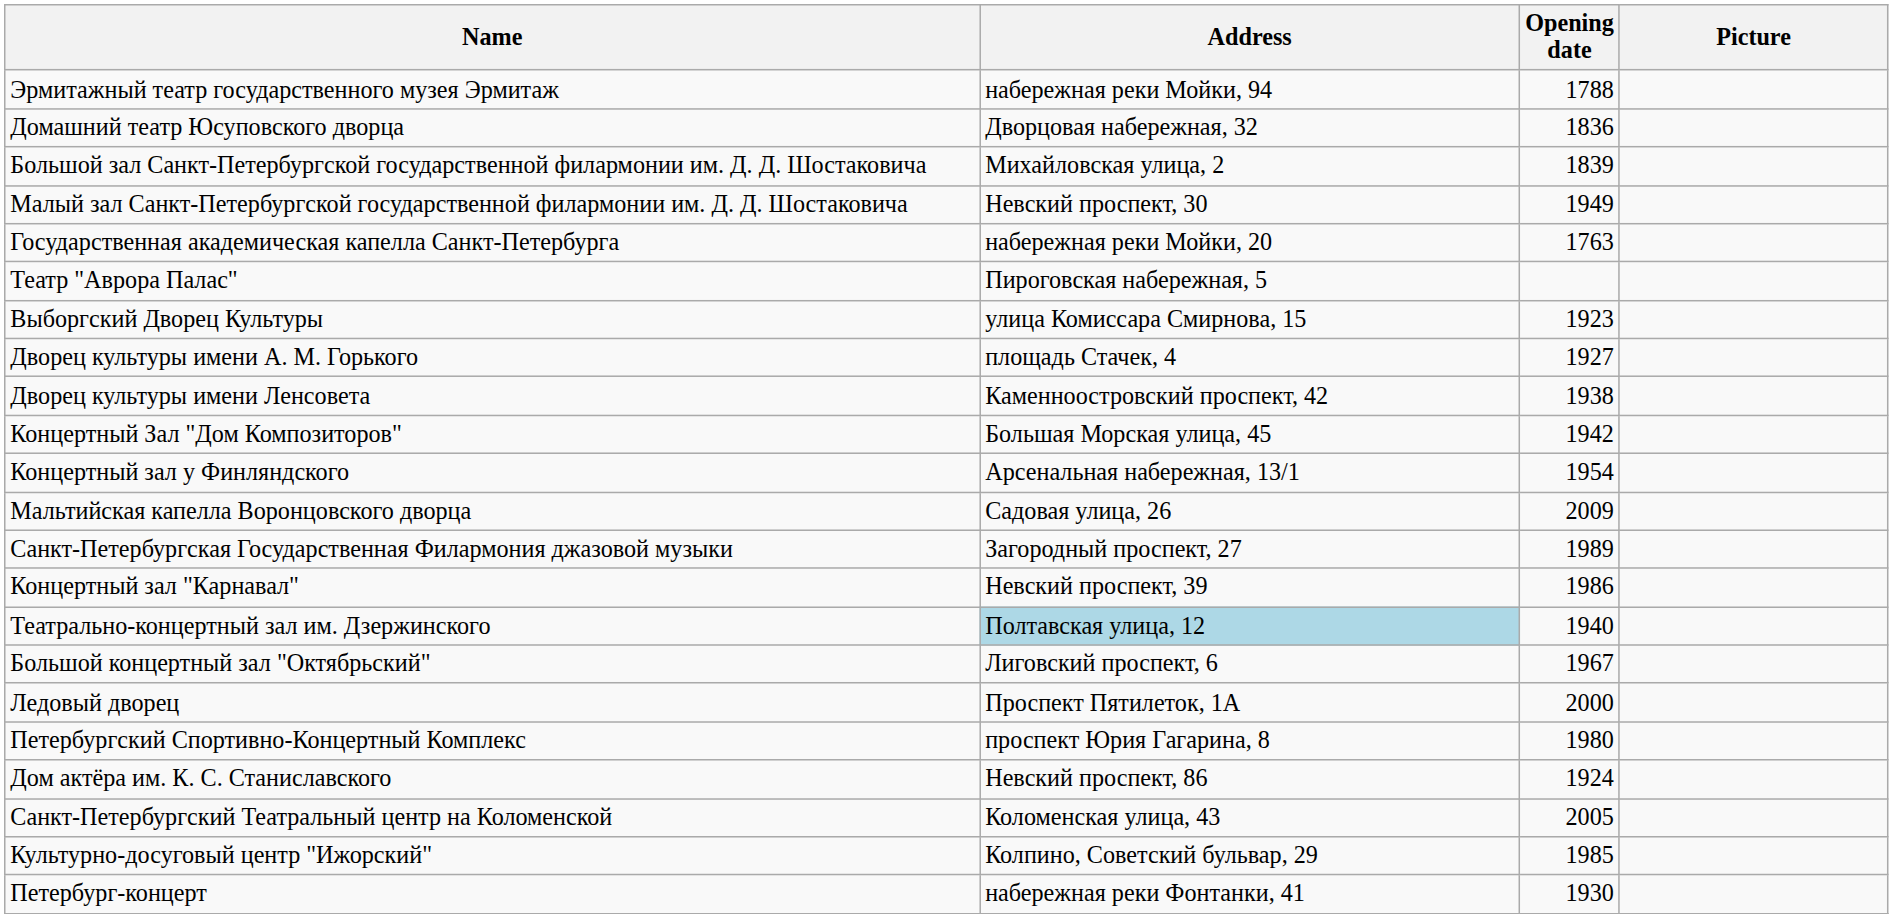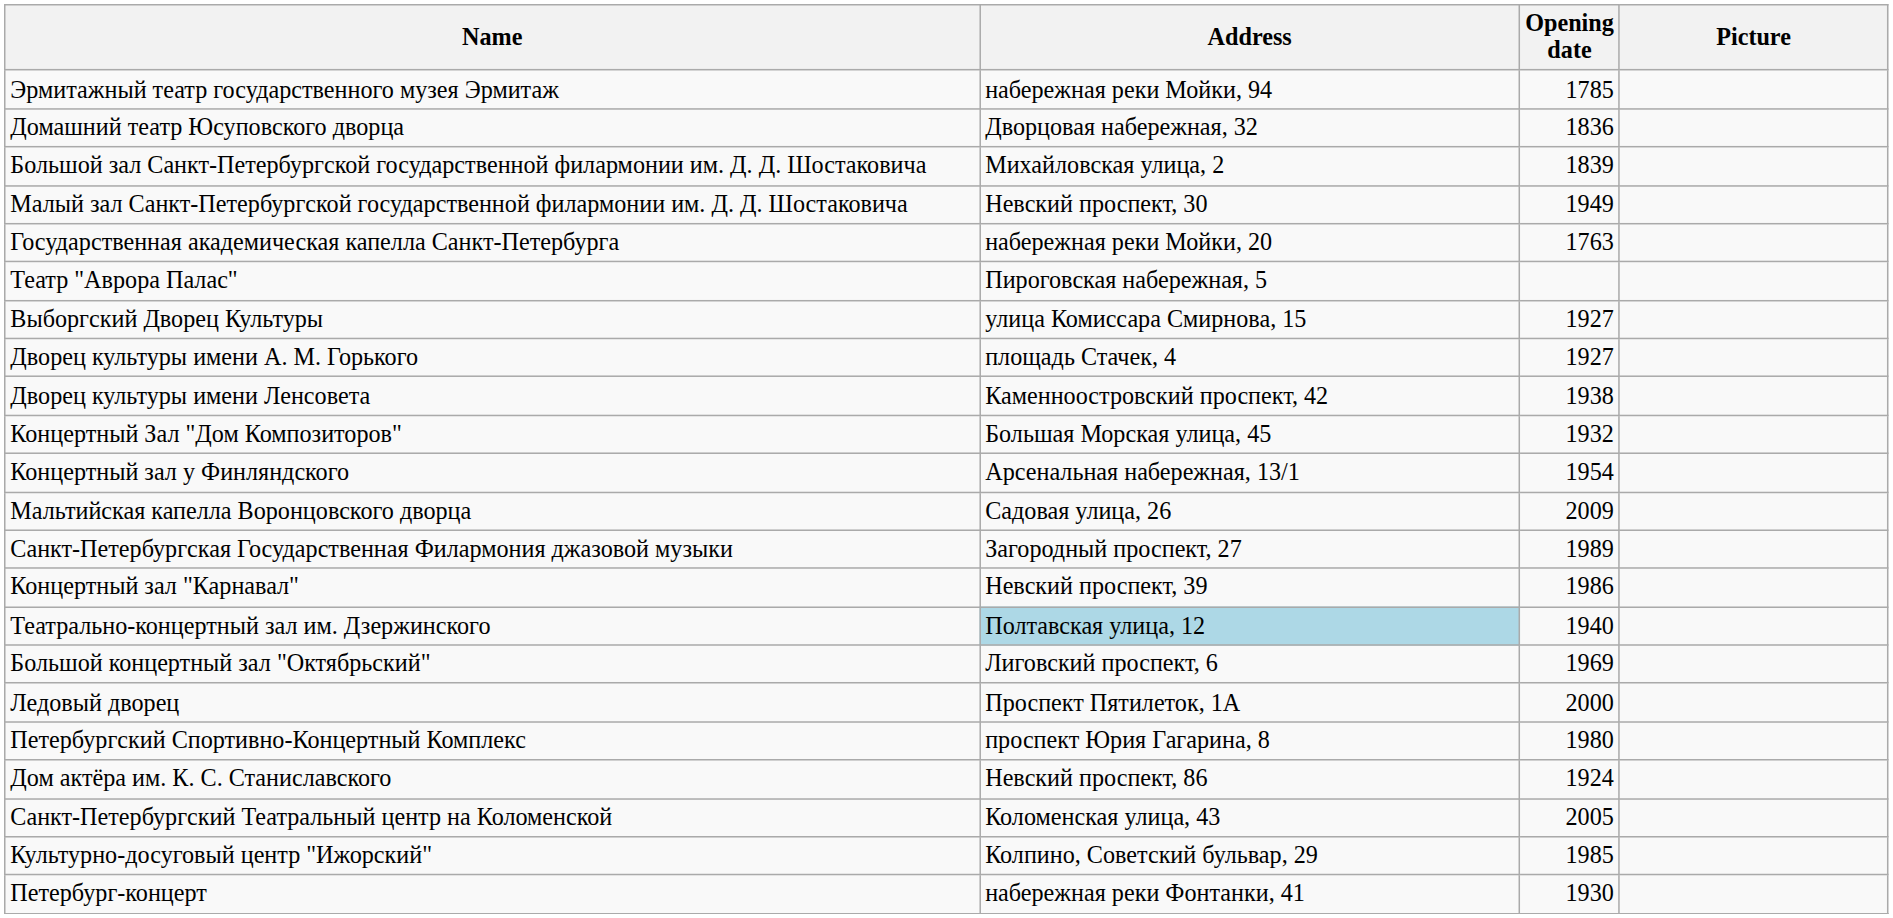(1590, 89) 1788 -> (1590, 89) 1785
(1590, 319) 1923 -> (1590, 319) 1927
(1590, 434) 1942 -> (1590, 434) 1932
(1590, 663) 1967 -> (1590, 663) 1969
